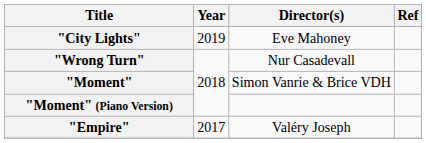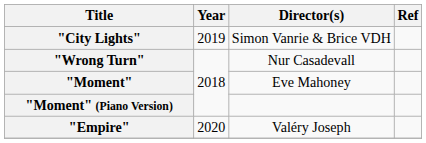(311, 37) Eve Mahoney -> (311, 37) Simon Vanrie & Brice VDH
(311, 82) Simon Vanrie & Brice VDH -> (311, 82) Eve Mahoney
(211, 127) 2017 -> (211, 127) 2020
